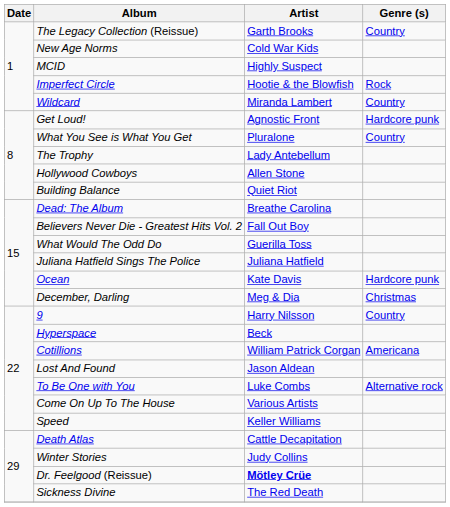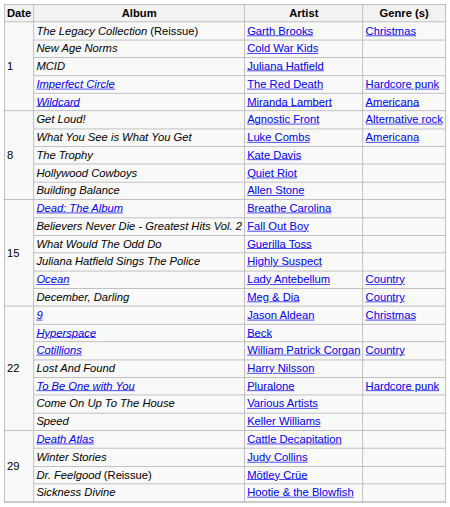(385, 31) Country -> (391, 31) Christmas
(285, 66) Highly Suspect -> (285, 66) Juliana Hatfield
(300, 84) Hootie & the Blowfish -> (285, 84) The Red Death
(378, 84) Rock -> (402, 84) Hardcore punk
(385, 102) Country -> (392, 102) Americana
(402, 119) Hardcore punk -> (404, 119) Alternative rock
(271, 137) Pluralone -> (279, 137) Luke Combs
(385, 137) Country -> (392, 137) Americana
(289, 155) Lady Antebellum -> (274, 155) Kate Davis
(276, 173) Allen Stone -> (272, 173) Quiet Riot
(272, 191) Quiet Riot -> (276, 191) Allen Stone
(285, 262) Juliana Hatfield -> (285, 262) Highly Suspect
(274, 279) Kate Davis -> (289, 279) Lady Antebellum
(402, 279) Hardcore punk -> (385, 279) Country
(391, 297) Christmas -> (385, 297) Country
(281, 315) Harry Nilsson -> (281, 315) Jason Aldean
(385, 315) Country -> (391, 315) Christmas
(392, 350) Americana -> (385, 350) Country
(281, 368) Jason Aldean -> (281, 368) Harry Nilsson
(279, 386) Luke Combs -> (271, 386) Pluralone
(404, 386) Alternative rock -> (402, 386) Hardcore punk
(279, 475) bold -> (277, 475) normal
(285, 492) The Red Death -> (300, 492) Hootie & the Blowfish
